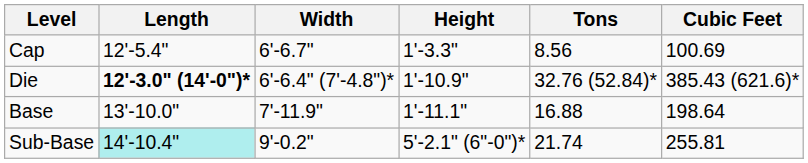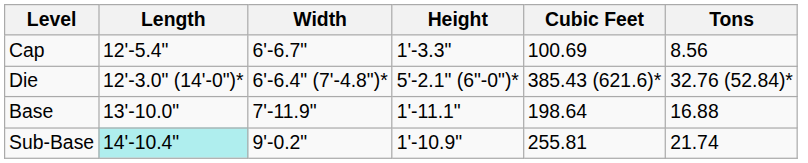columns swapped: (733, 19) <-> (596, 19)
(177, 81) bold -> (173, 81) normal
(436, 81) 1'-10.9" -> (458, 81) 5'-2.1" (6"-0")*
(464, 142) 5'-2.1" (6"-0")* -> (429, 142) 1'-10.9"
